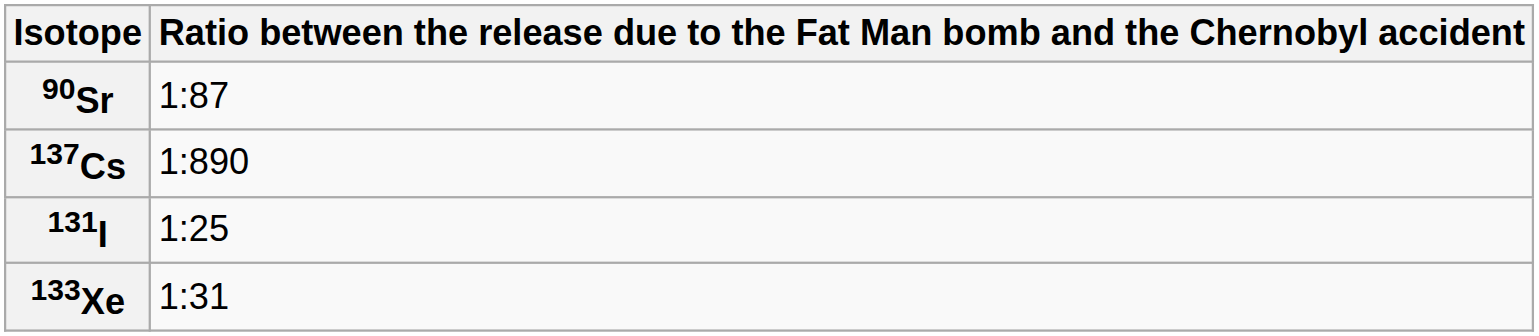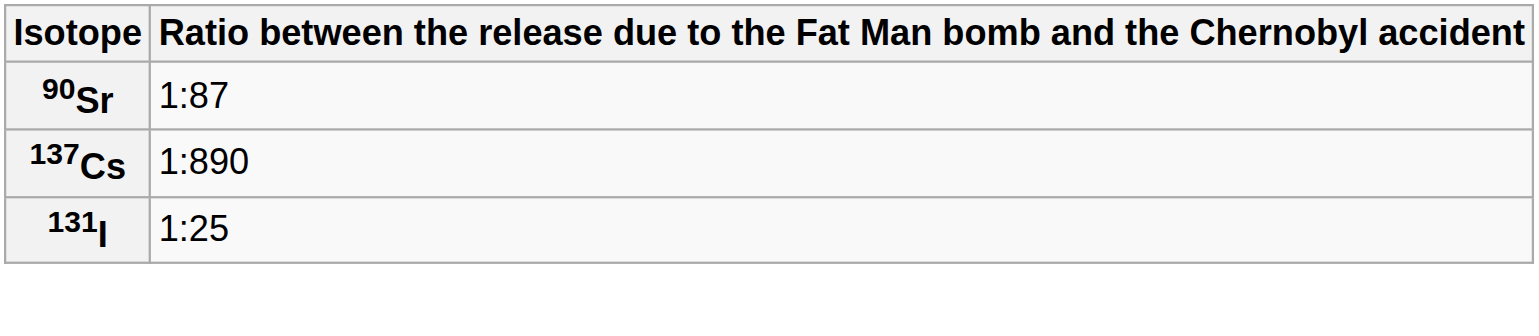- row: (78, 296)
